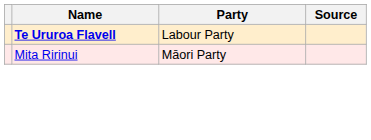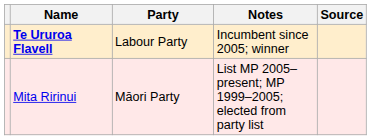+ column: (266, 15)
